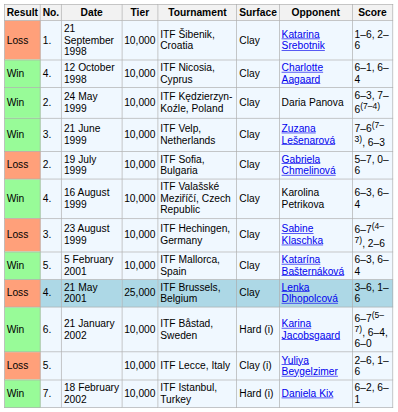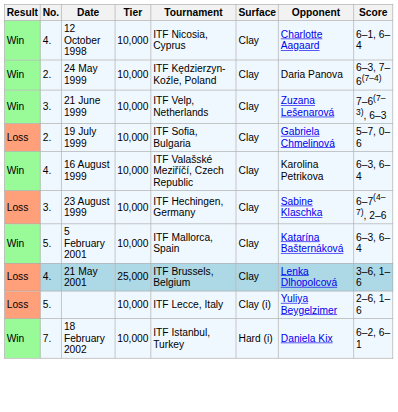- row: (89, 40)
- row: (89, 329)
